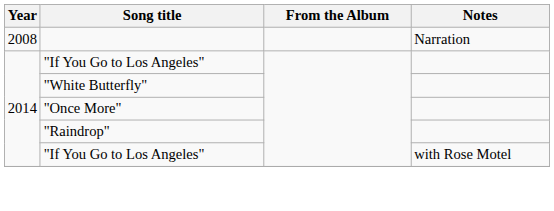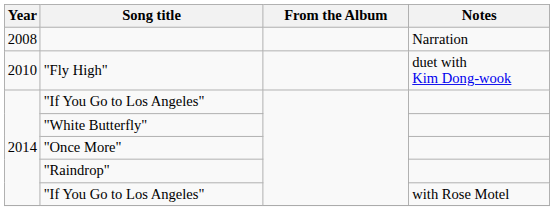+ row: (76, 70)
